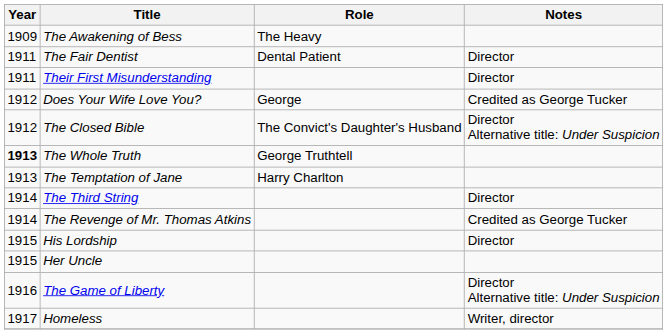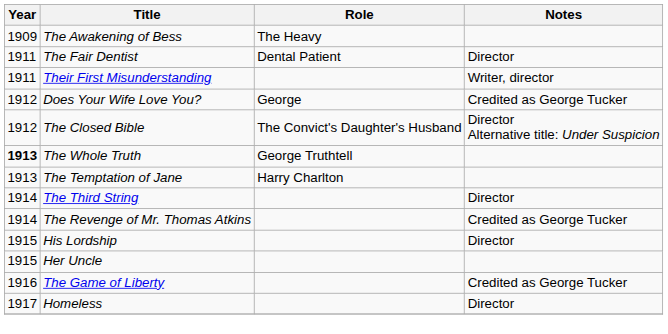(491, 78) Director -> (511, 78) Writer, director
(564, 290) Director Alternative title: Under Suspicion -> (547, 282) Credited as George Tucker
(511, 318) Writer, director -> (491, 303) Director
